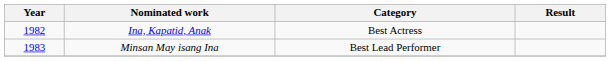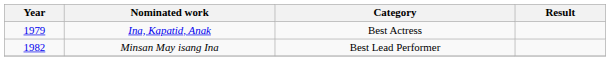(34, 30) 1982 -> (34, 30) 1979
(34, 47) 1983 -> (34, 47) 1982
